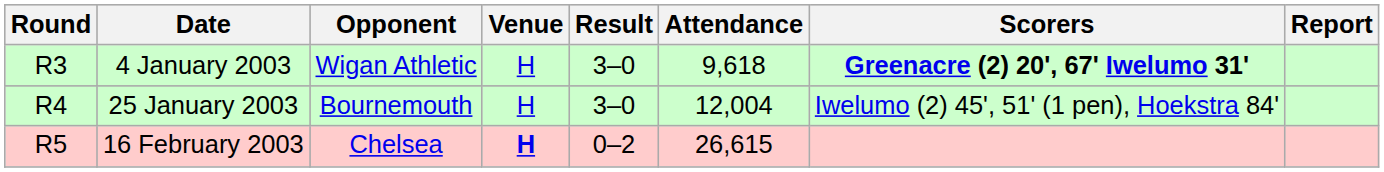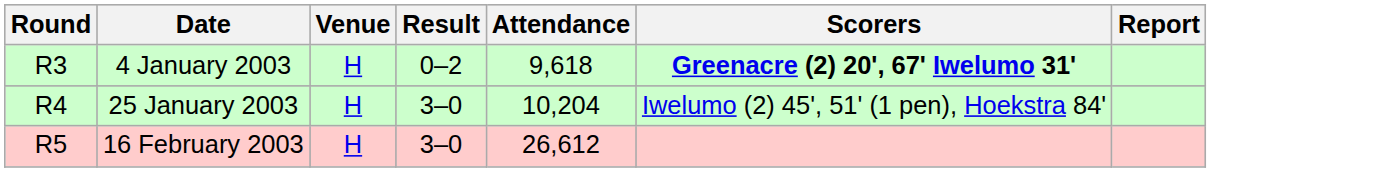- column: (396, 24)
(614, 65) 3–0 -> (441, 65) 0–2
(734, 105) 12,004 -> (561, 105) 10,204
(526, 145) bold -> (353, 145) normal
(614, 145) 0–2 -> (441, 145) 3–0
(734, 145) 26,615 -> (561, 145) 26,612
